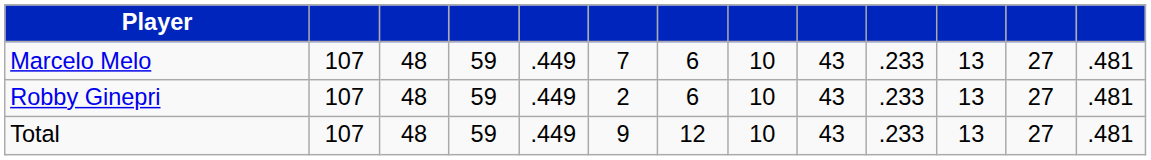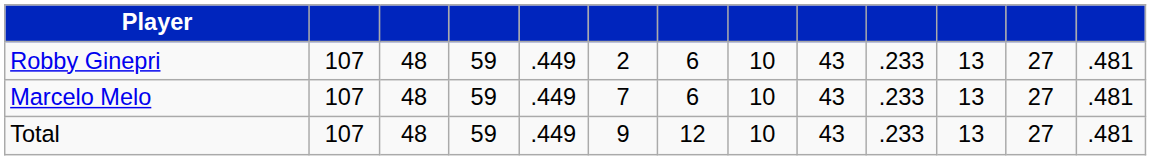rows swapped: (85, 97) <-> (81, 60)
